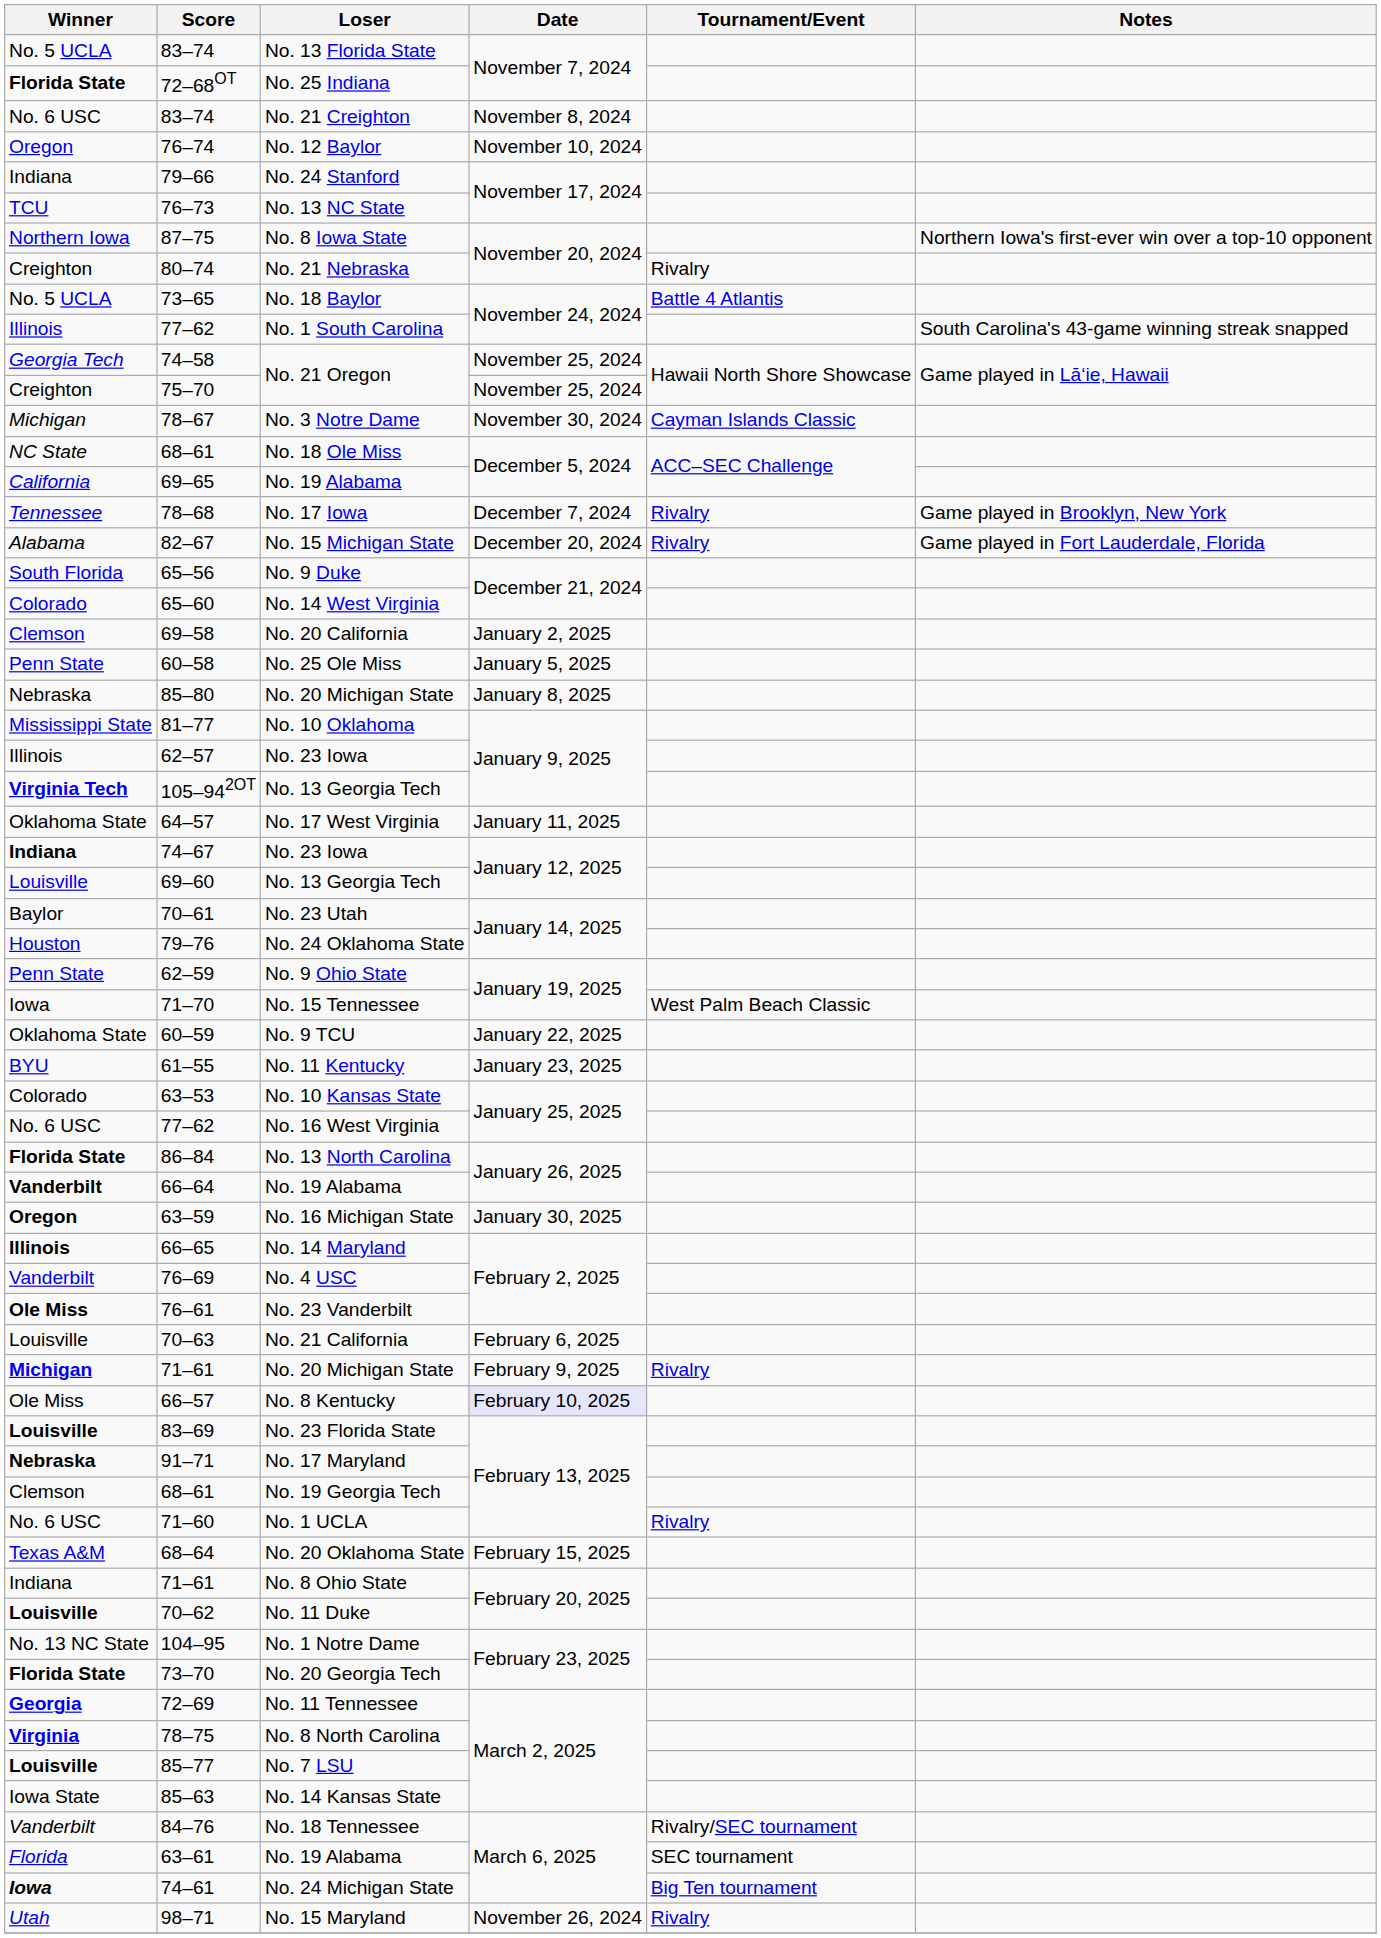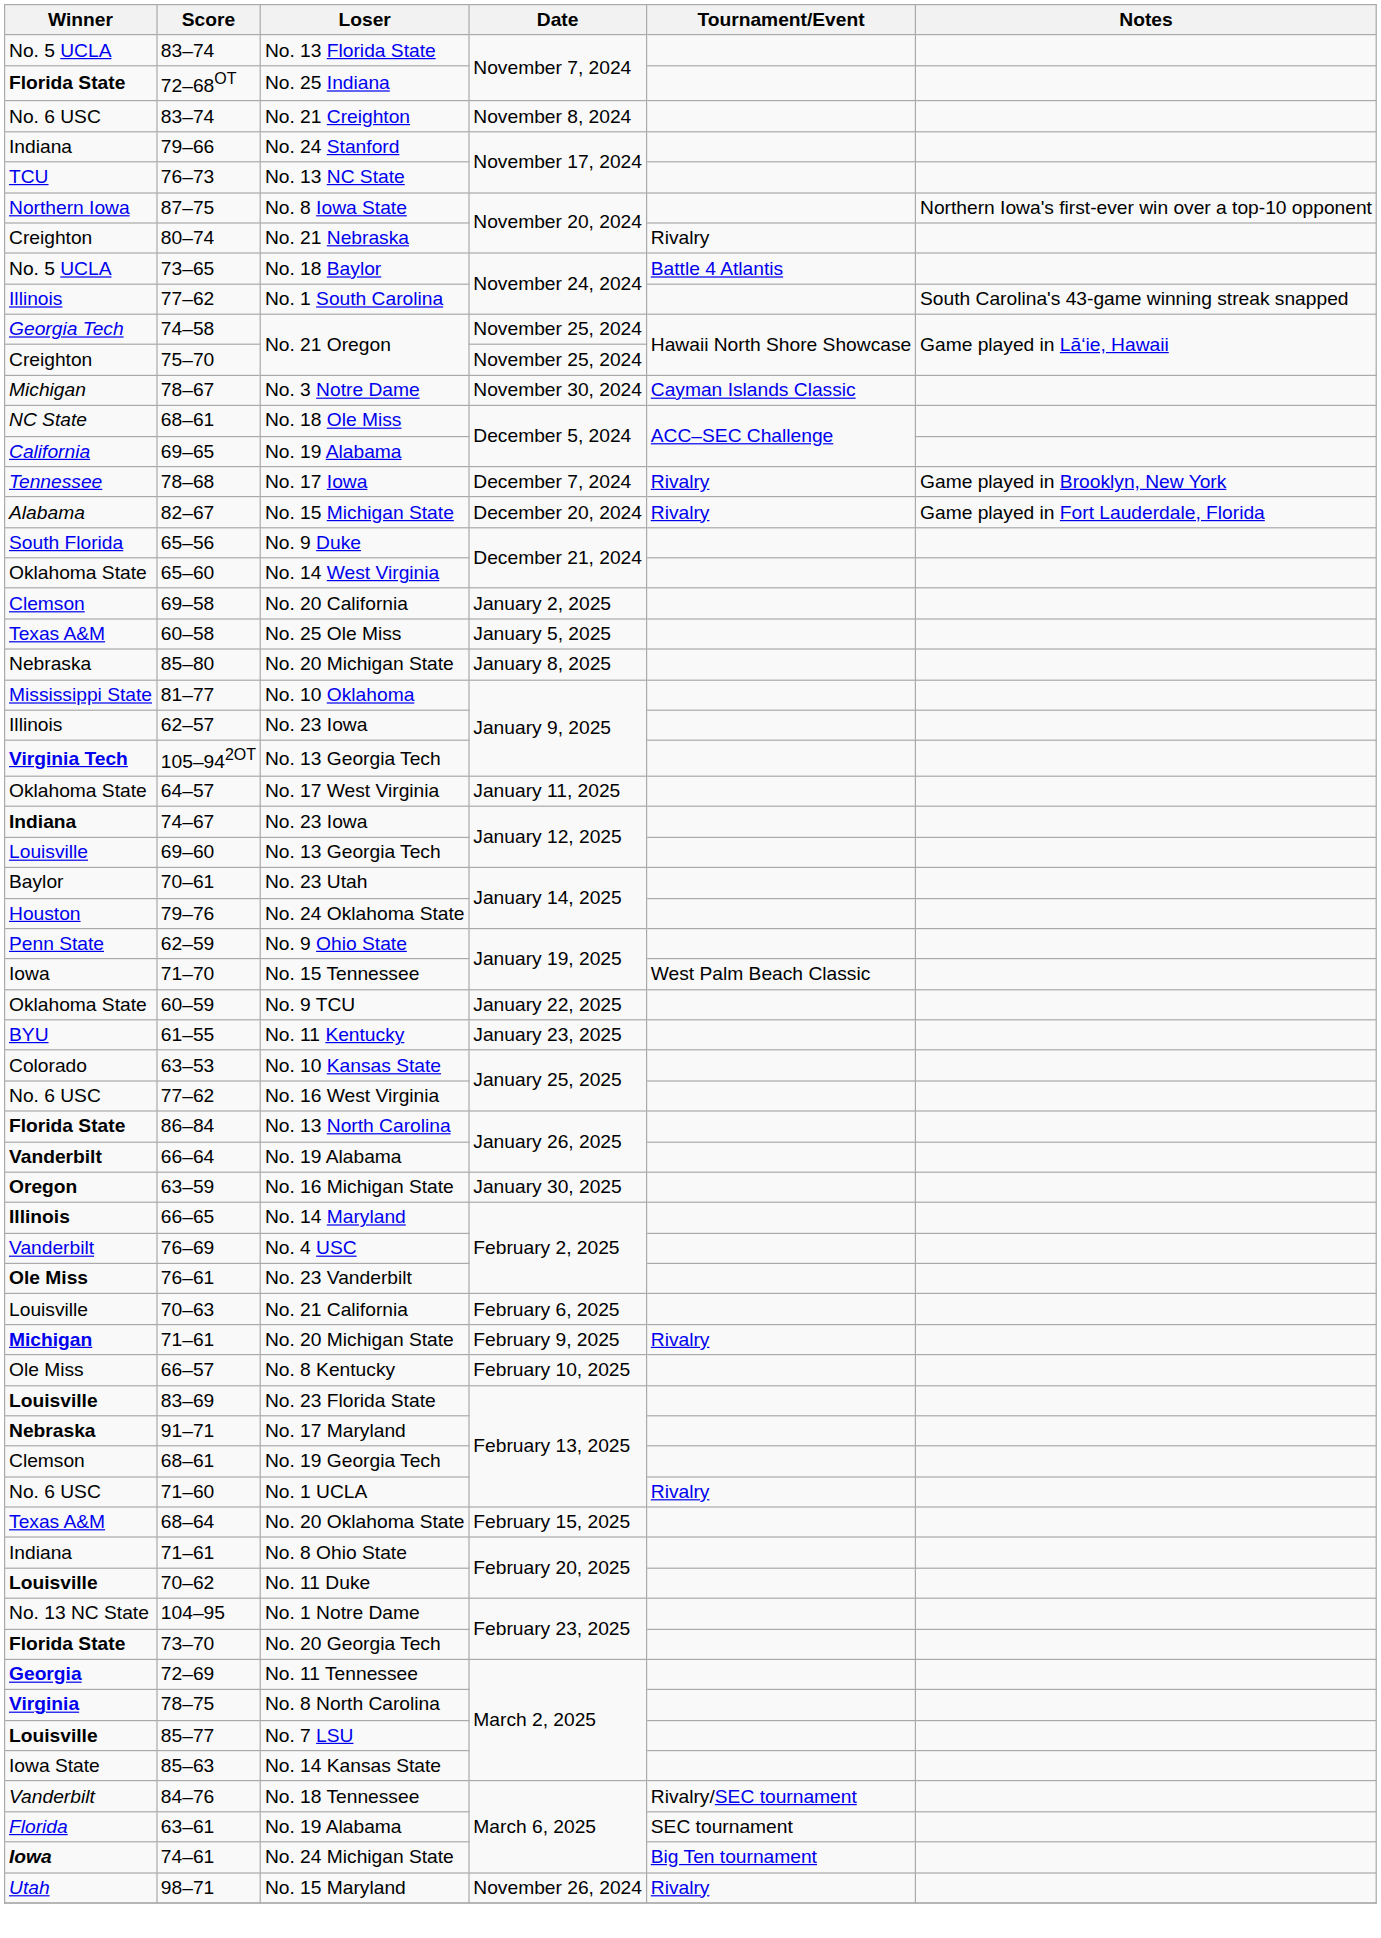- row: (188, 146)
(48, 603) Colorado -> (78, 573) Oklahoma State
(57, 664) Penn State -> (57, 633) Texas A&M
(552, 1400) lavender background -> (552, 1369) no background
